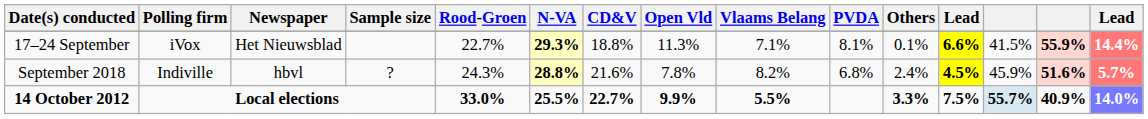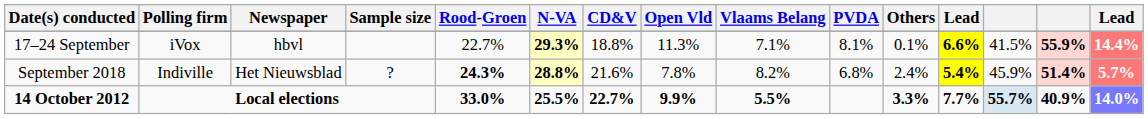(288, 44) Het Nieuwsblad -> (288, 44) hbvl
(288, 71) hbvl -> (288, 71) Het Nieuwsblad
(483, 71) normal -> (483, 71) bold
(962, 71) 4.5% -> (962, 71) 5.4%
(1064, 71) 51.6% -> (1064, 71) 51.4%
(962, 99) 7.5% -> (962, 99) 7.7%
